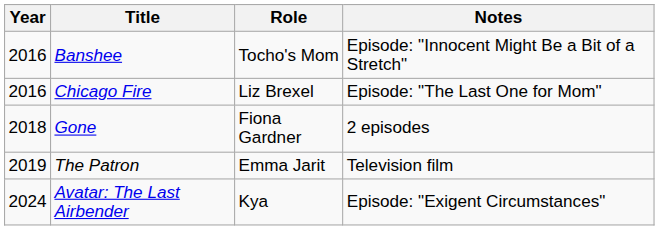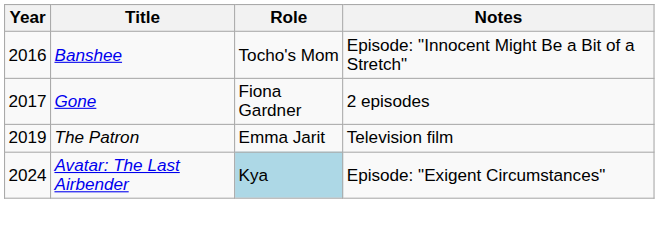- row: (103, 91)
(28, 128) 2018 -> (28, 101) 2017
(253, 201) no background -> (253, 174) lightblue background
